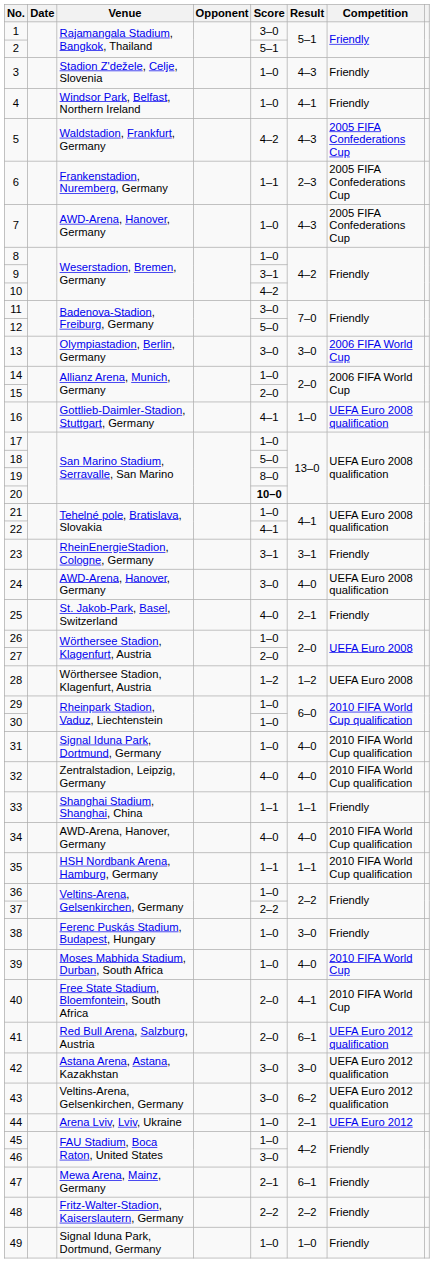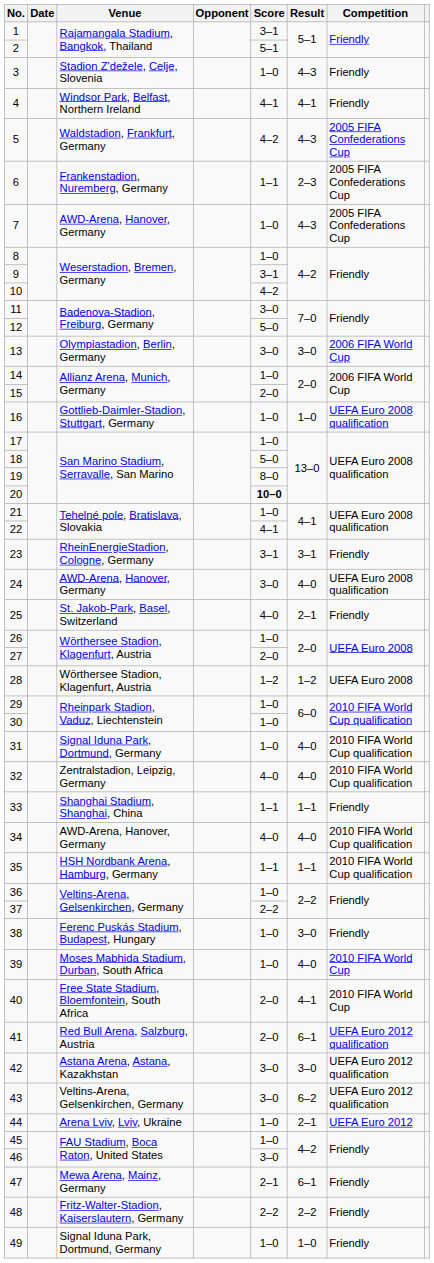(269, 31) 3–0 -> (269, 31) 3–1
(269, 103) 1–0 -> (269, 103) 4–1
(269, 417) 4–1 -> (269, 417) 1–0
